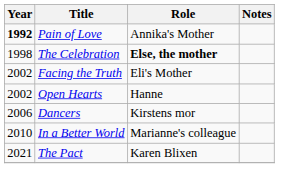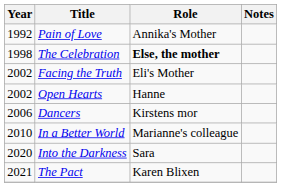(20, 34) bold -> (20, 34) normal
+ row: (82, 152)
